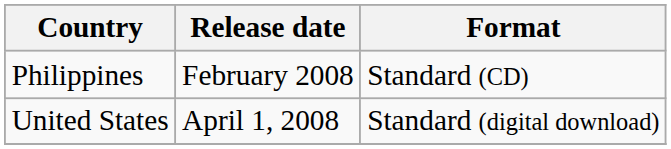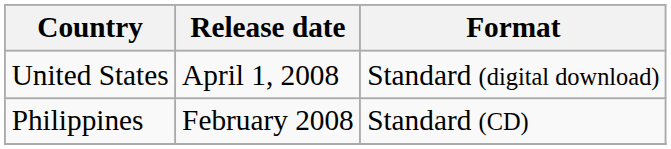rows swapped: (78, 74) <-> (90, 120)
